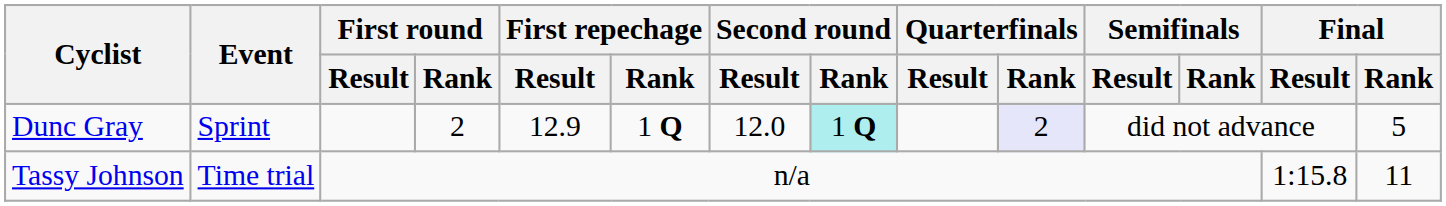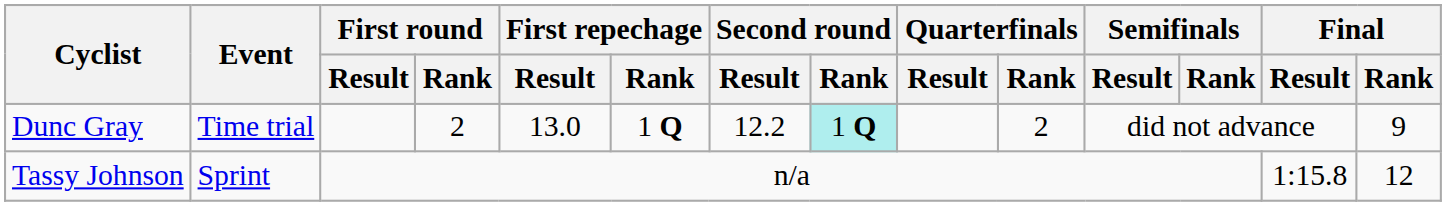(234, 127) Sprint -> (256, 127) Time trial
(555, 127) 12.9 -> (555, 127) 13.0
(759, 127) 12.0 -> (759, 127) 12.2
(1041, 127) lavender background -> (1041, 127) no background
(1399, 127) 5 -> (1399, 127) 9
(256, 176) Time trial -> (234, 176) Sprint
(1399, 176) 11 -> (1399, 176) 12
